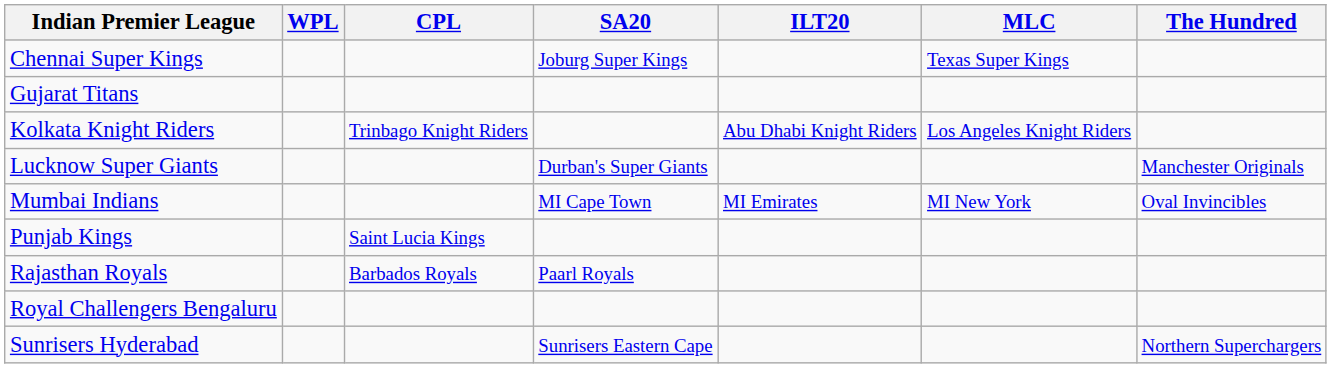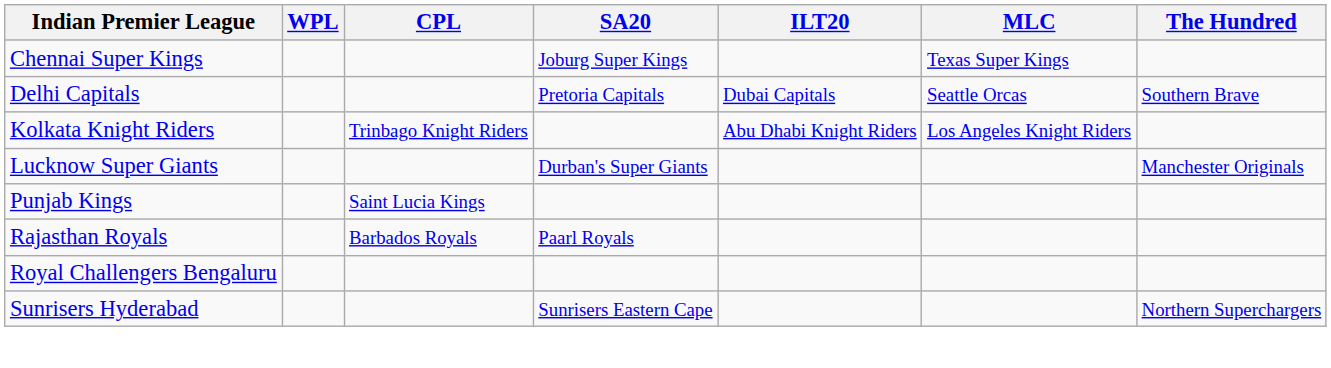+ row: (75, 93)
- row: (74, 93)
- row: (84, 201)
